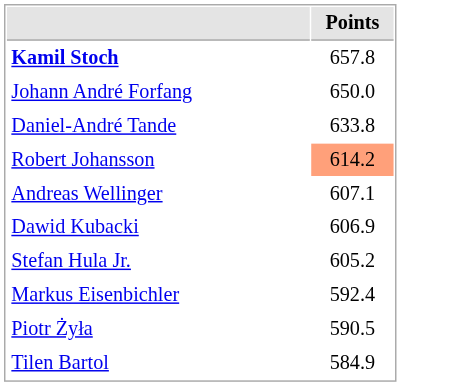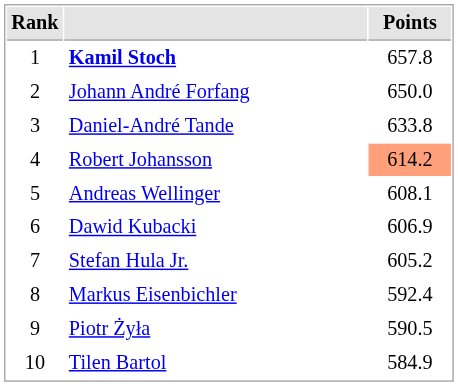+ column: (35, 22)
(352, 193) 607.1 -> (410, 193) 608.1
